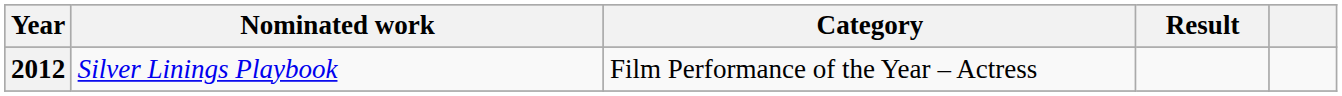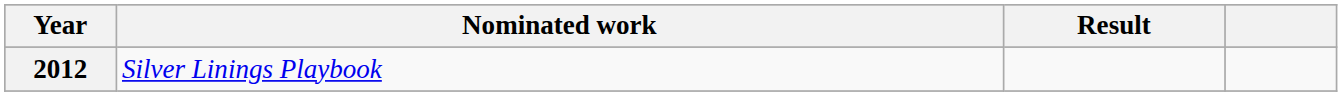- column: (870, 25)
